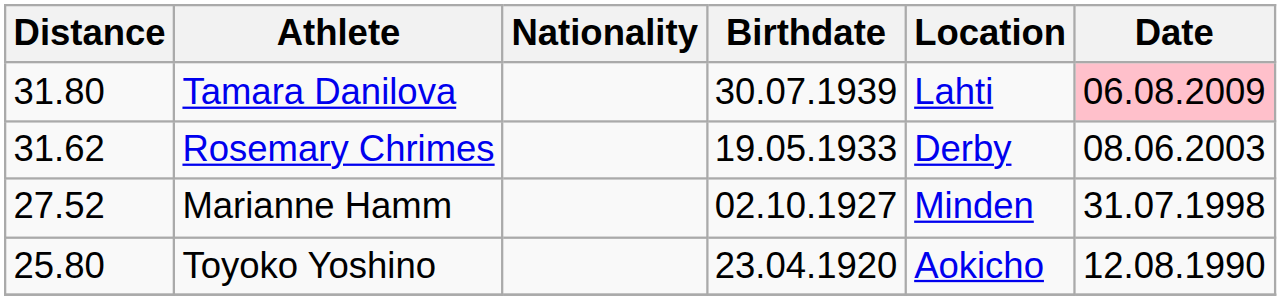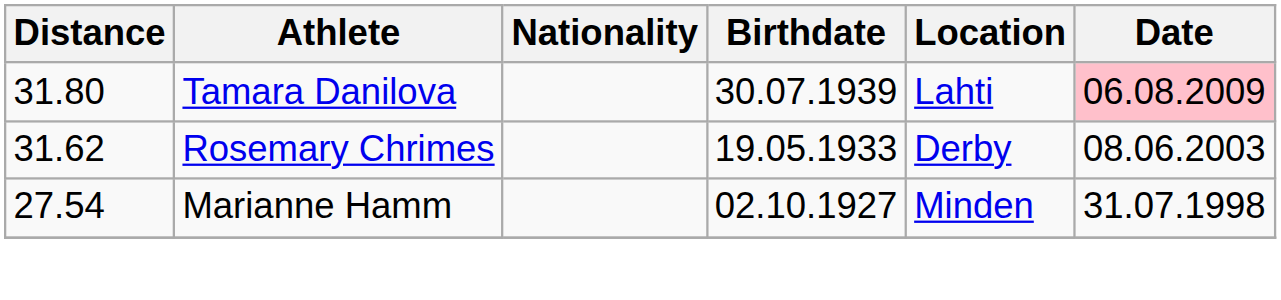(59, 206) 27.52 -> (59, 206) 27.54
- row: (309, 264)
